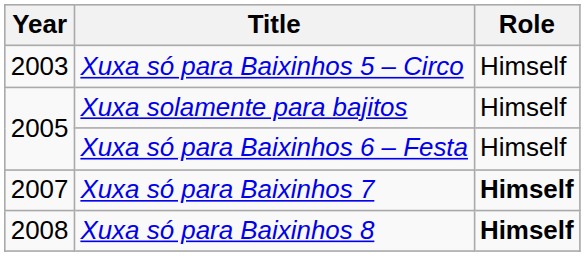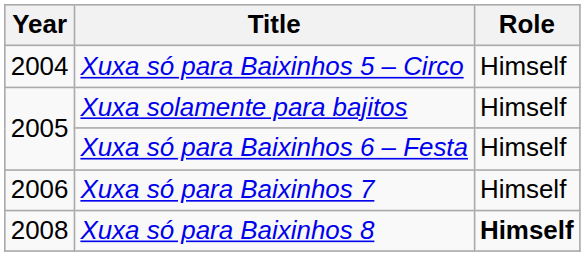(40, 66) 2003 -> (40, 66) 2004
(40, 189) 2007 -> (40, 189) 2006
(527, 189) bold -> (523, 189) normal
